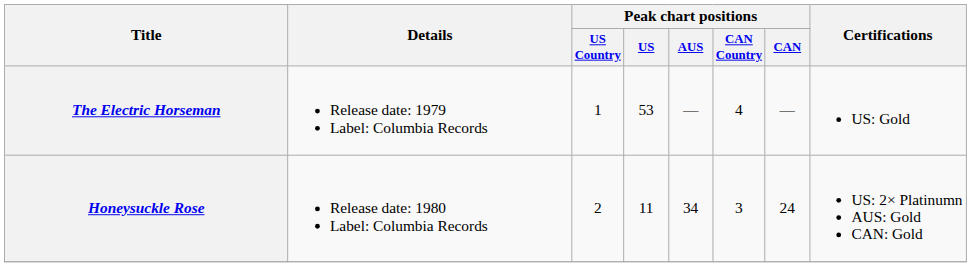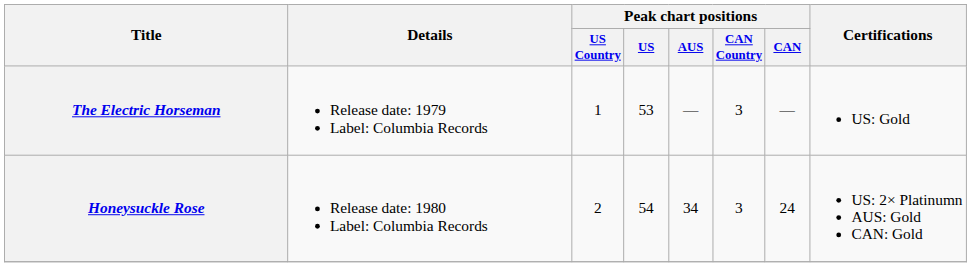(739, 110) 4 -> (739, 110) 3
(646, 208) 11 -> (646, 208) 54
